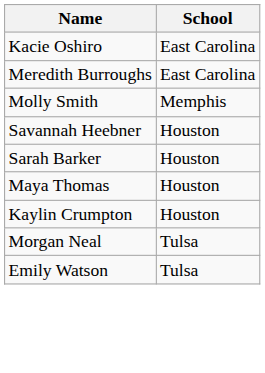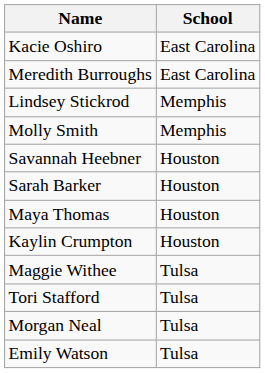+ row: (69, 102)
+ row: (63, 269)
+ row: (54, 297)
